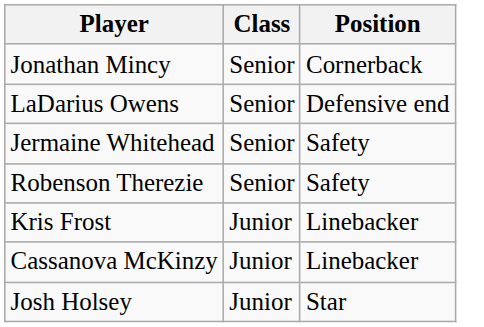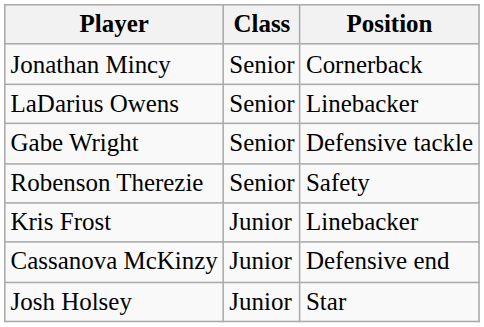(378, 103) Defensive end -> (362, 103) Linebacker
- row: (113, 143)
+ row: (75, 143)
(362, 261) Linebacker -> (378, 261) Defensive end
